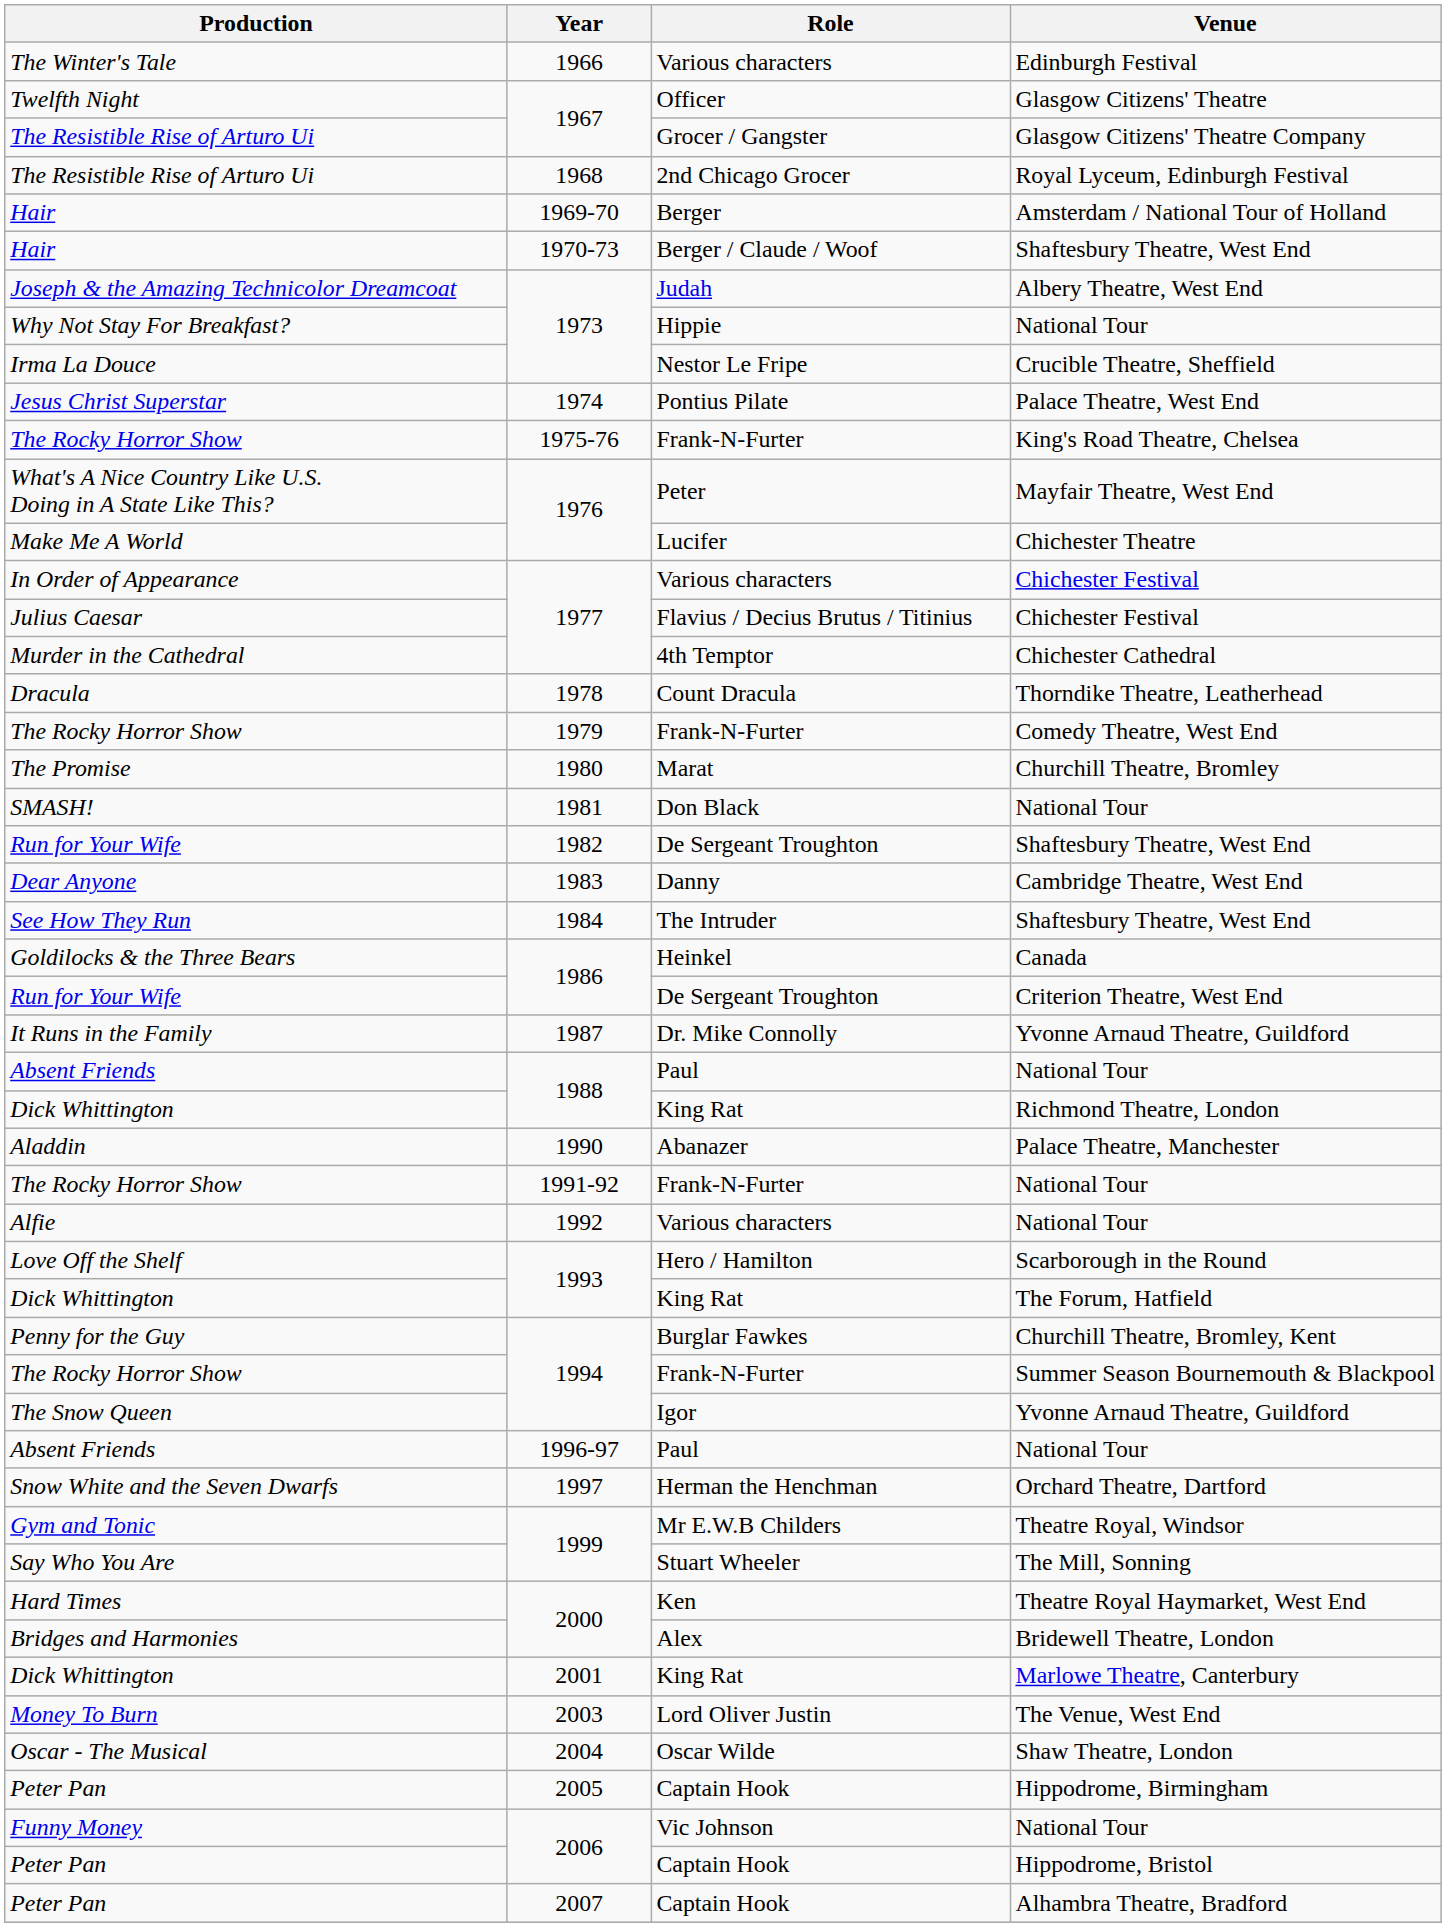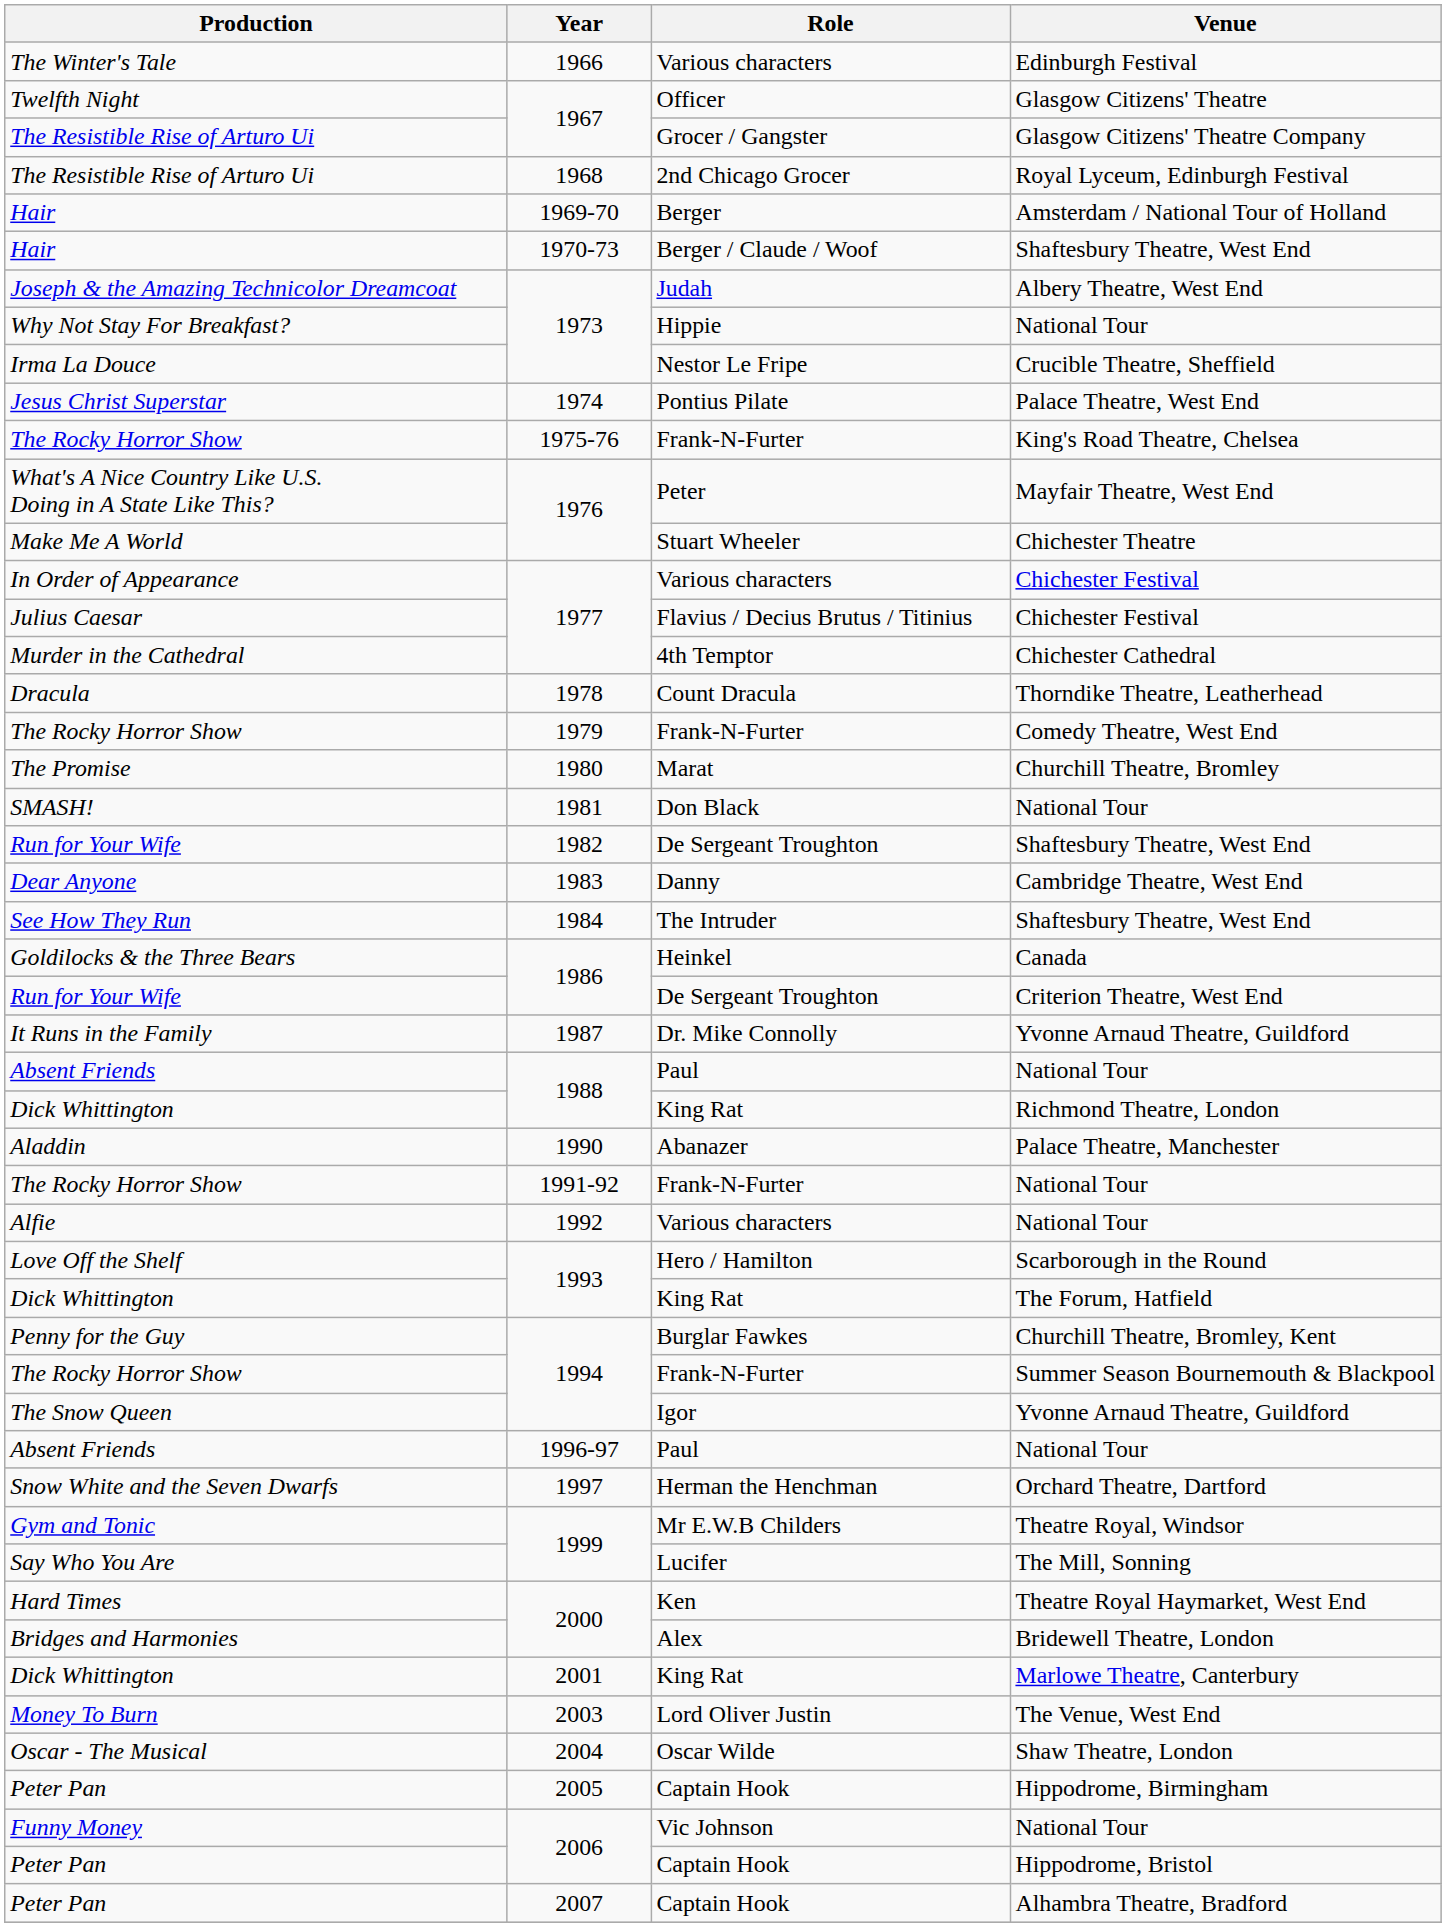(692, 541) Lucifer -> (728, 541) Stuart Wheeler
(728, 1562) Stuart Wheeler -> (692, 1562) Lucifer
